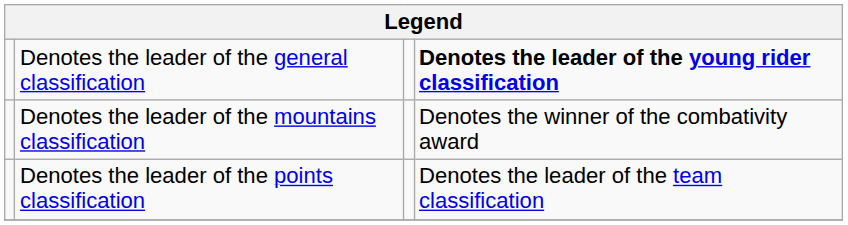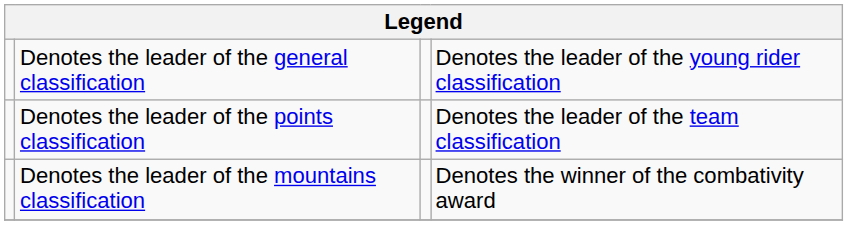(615, 69) bold -> (618, 69) normal
rows swapped: (176, 189) <-> (198, 129)
